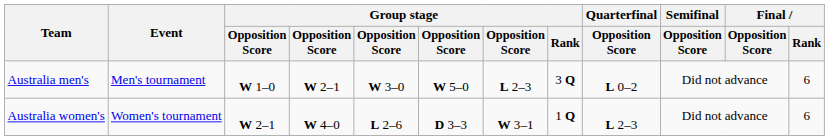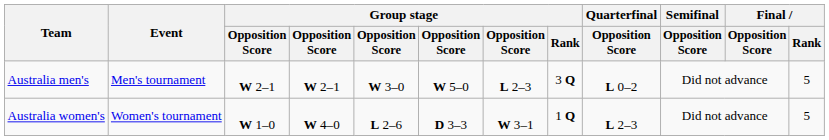(257, 87) W 1–0 -> (257, 87) W 2–1
(807, 80) 6 -> (807, 80) 5
(257, 124) W 2–1 -> (257, 124) W 1–0
(807, 117) 6 -> (807, 117) 5
